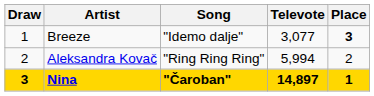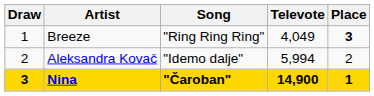(203, 36) "Idemo dalje" -> (214, 36) "Ring Ring Ring"
(298, 36) 3,077 -> (298, 36) 4,049
(214, 58) "Ring Ring Ring" -> (203, 58) "Idemo dalje"
(298, 79) 14,897 -> (298, 79) 14,900
